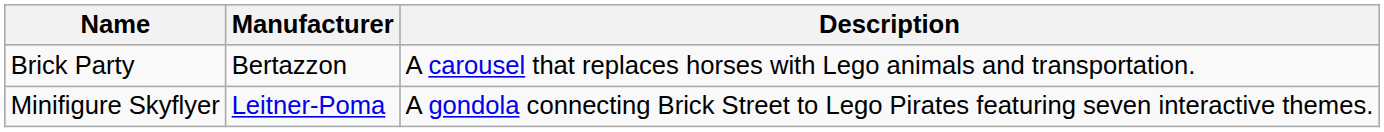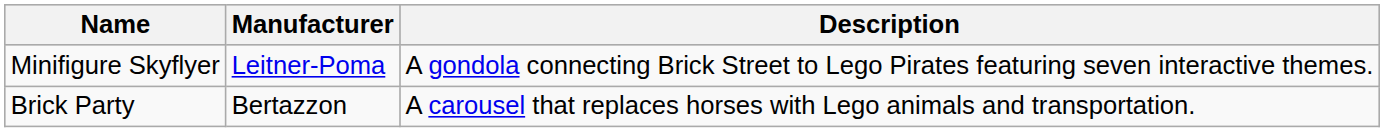rows swapped: (73, 65) <-> (115, 106)
